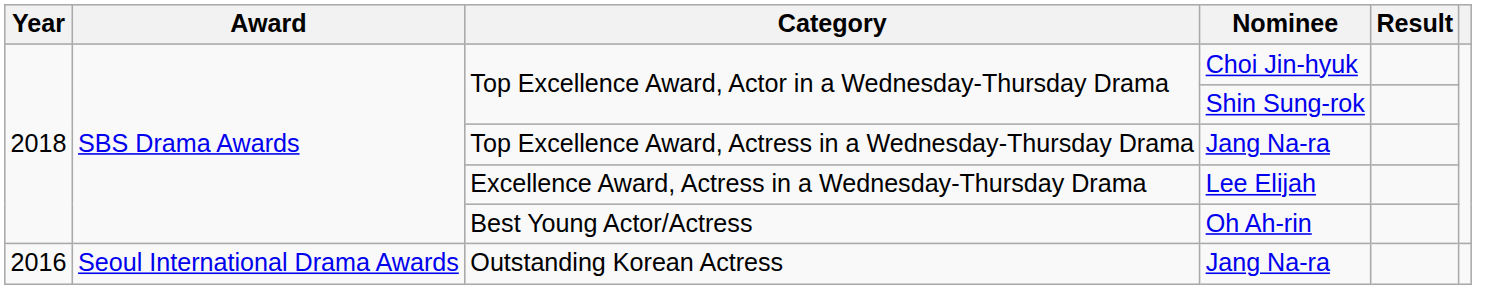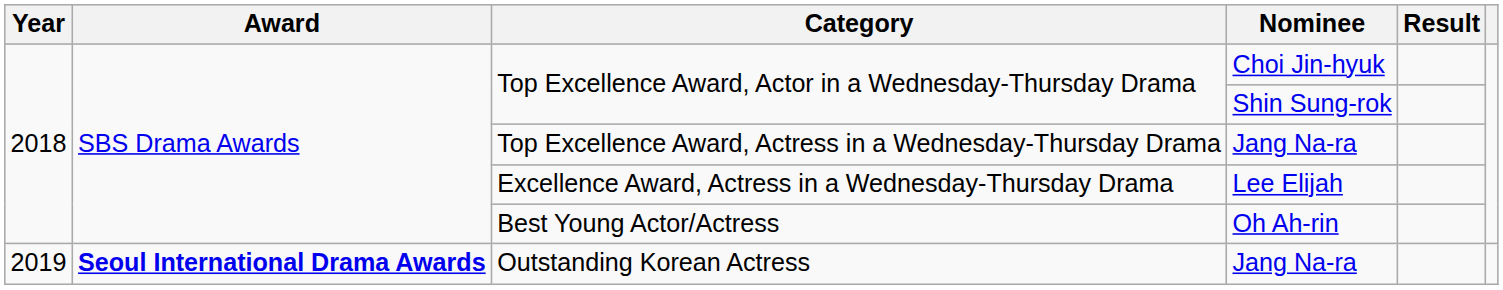(39, 263) 2016 -> (39, 263) 2019
(268, 263) normal -> (282, 263) bold
